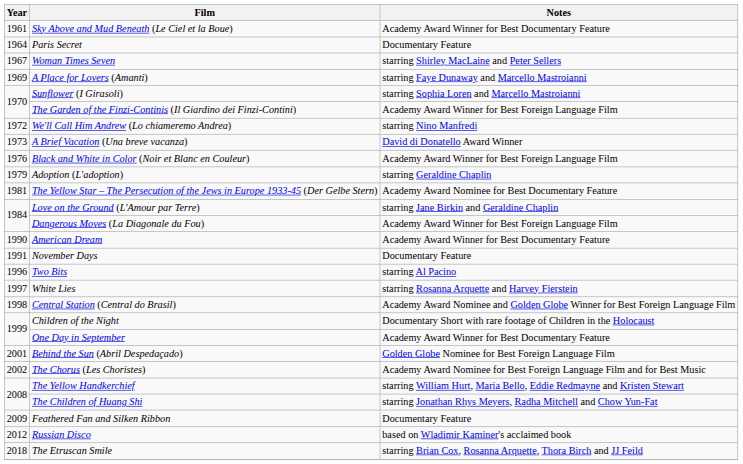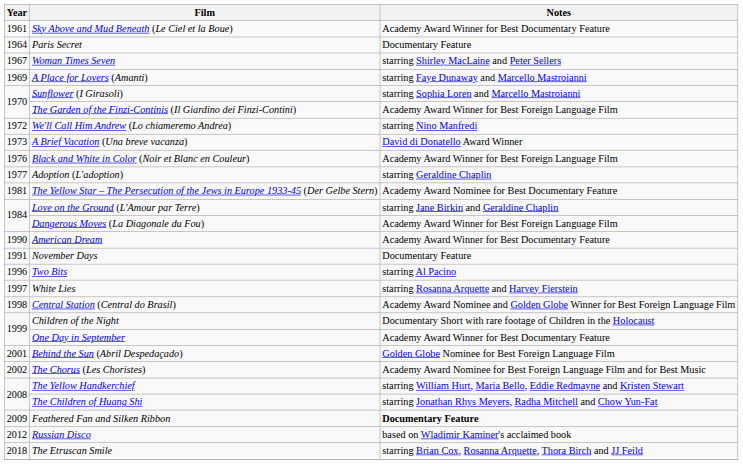(17, 175) 1979 -> (17, 175) 1977
(427, 418) normal -> (430, 418) bold
